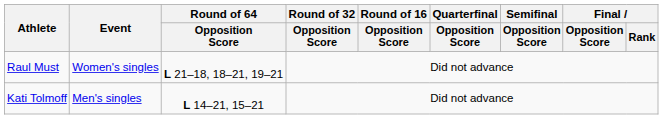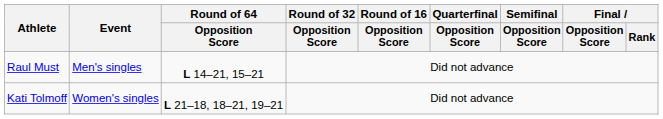(115, 68) Women's singles -> (107, 68) Men's singles
(224, 74) L 21–18, 18–21, 19–21 -> (224, 74) L 14–21, 15–21
(107, 99) Men's singles -> (115, 99) Women's singles
(224, 105) L 14–21, 15–21 -> (224, 105) L 21–18, 18–21, 19–21
